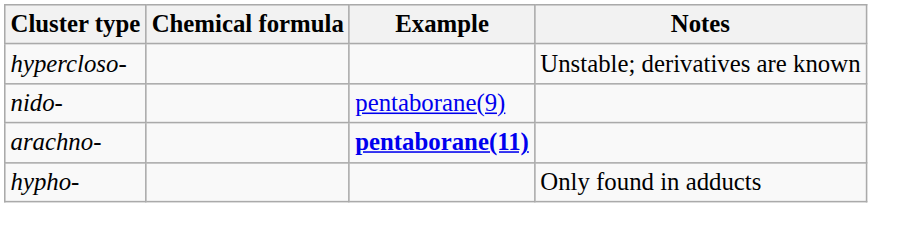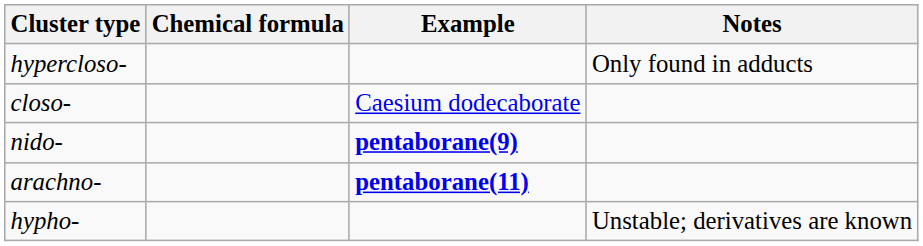(700, 63) Unstable; derivatives are known -> (702, 63) Only found in adducts
+ row: (41, 102)
(430, 102) normal -> (437, 142) bold
(651, 181) Only found in adducts -> (752, 220) Unstable; derivatives are known
